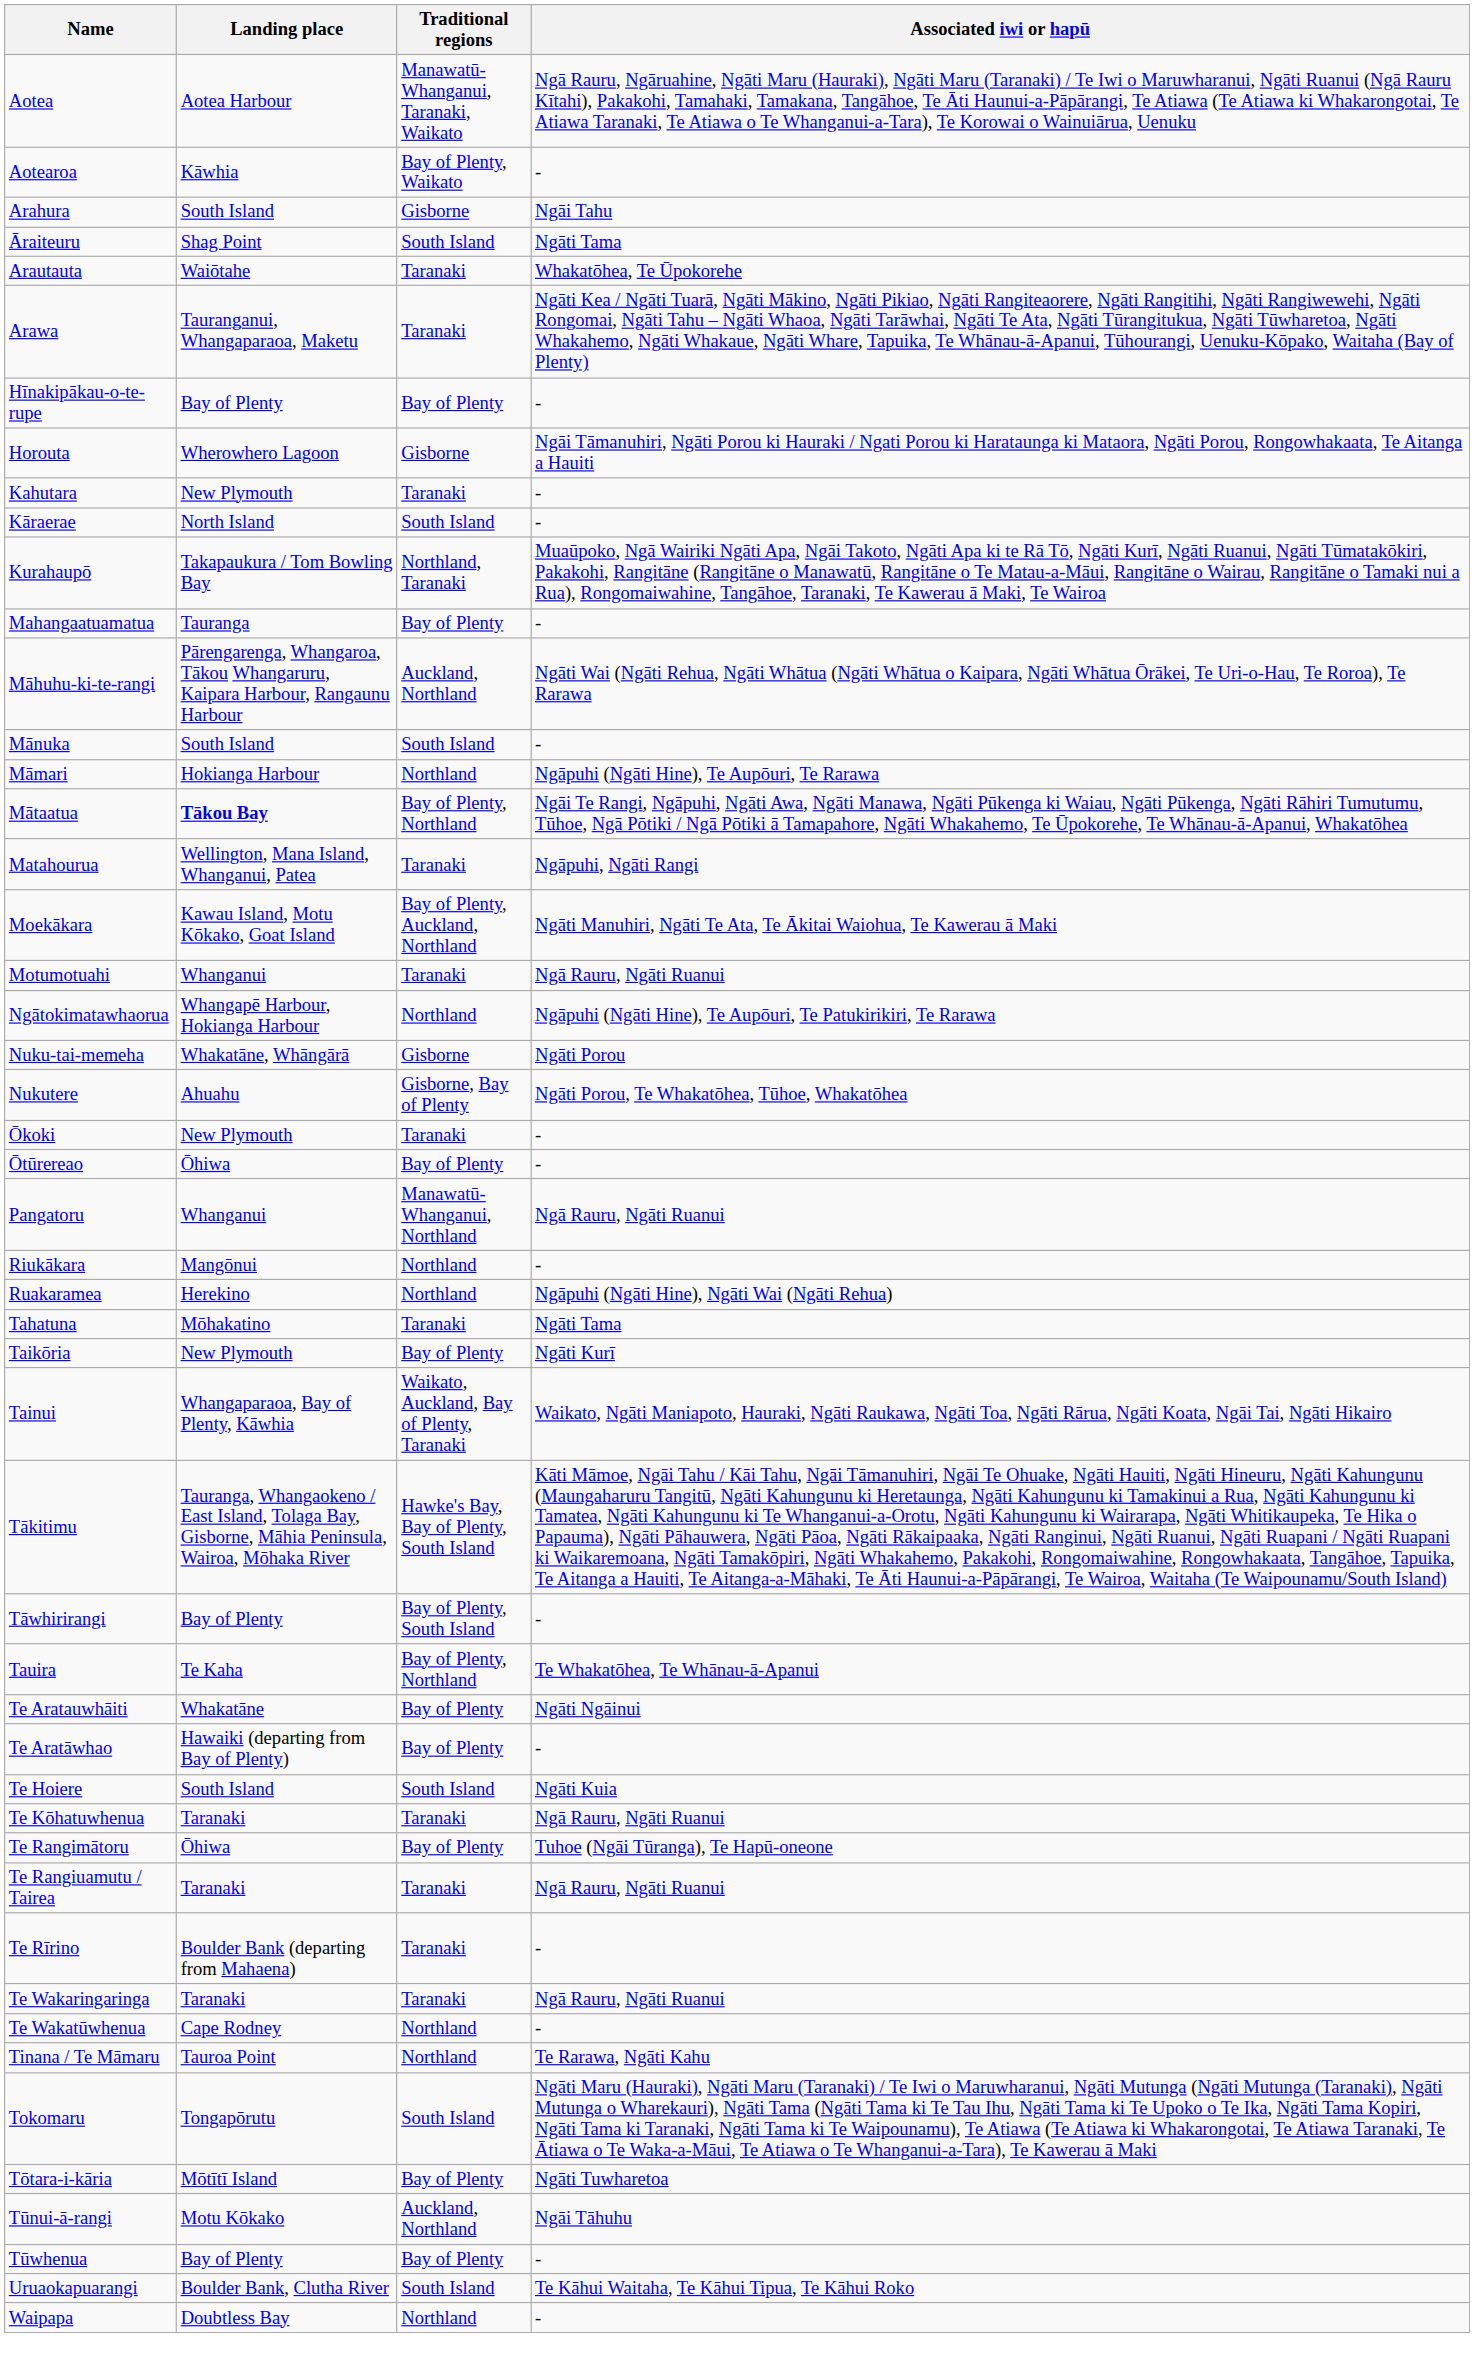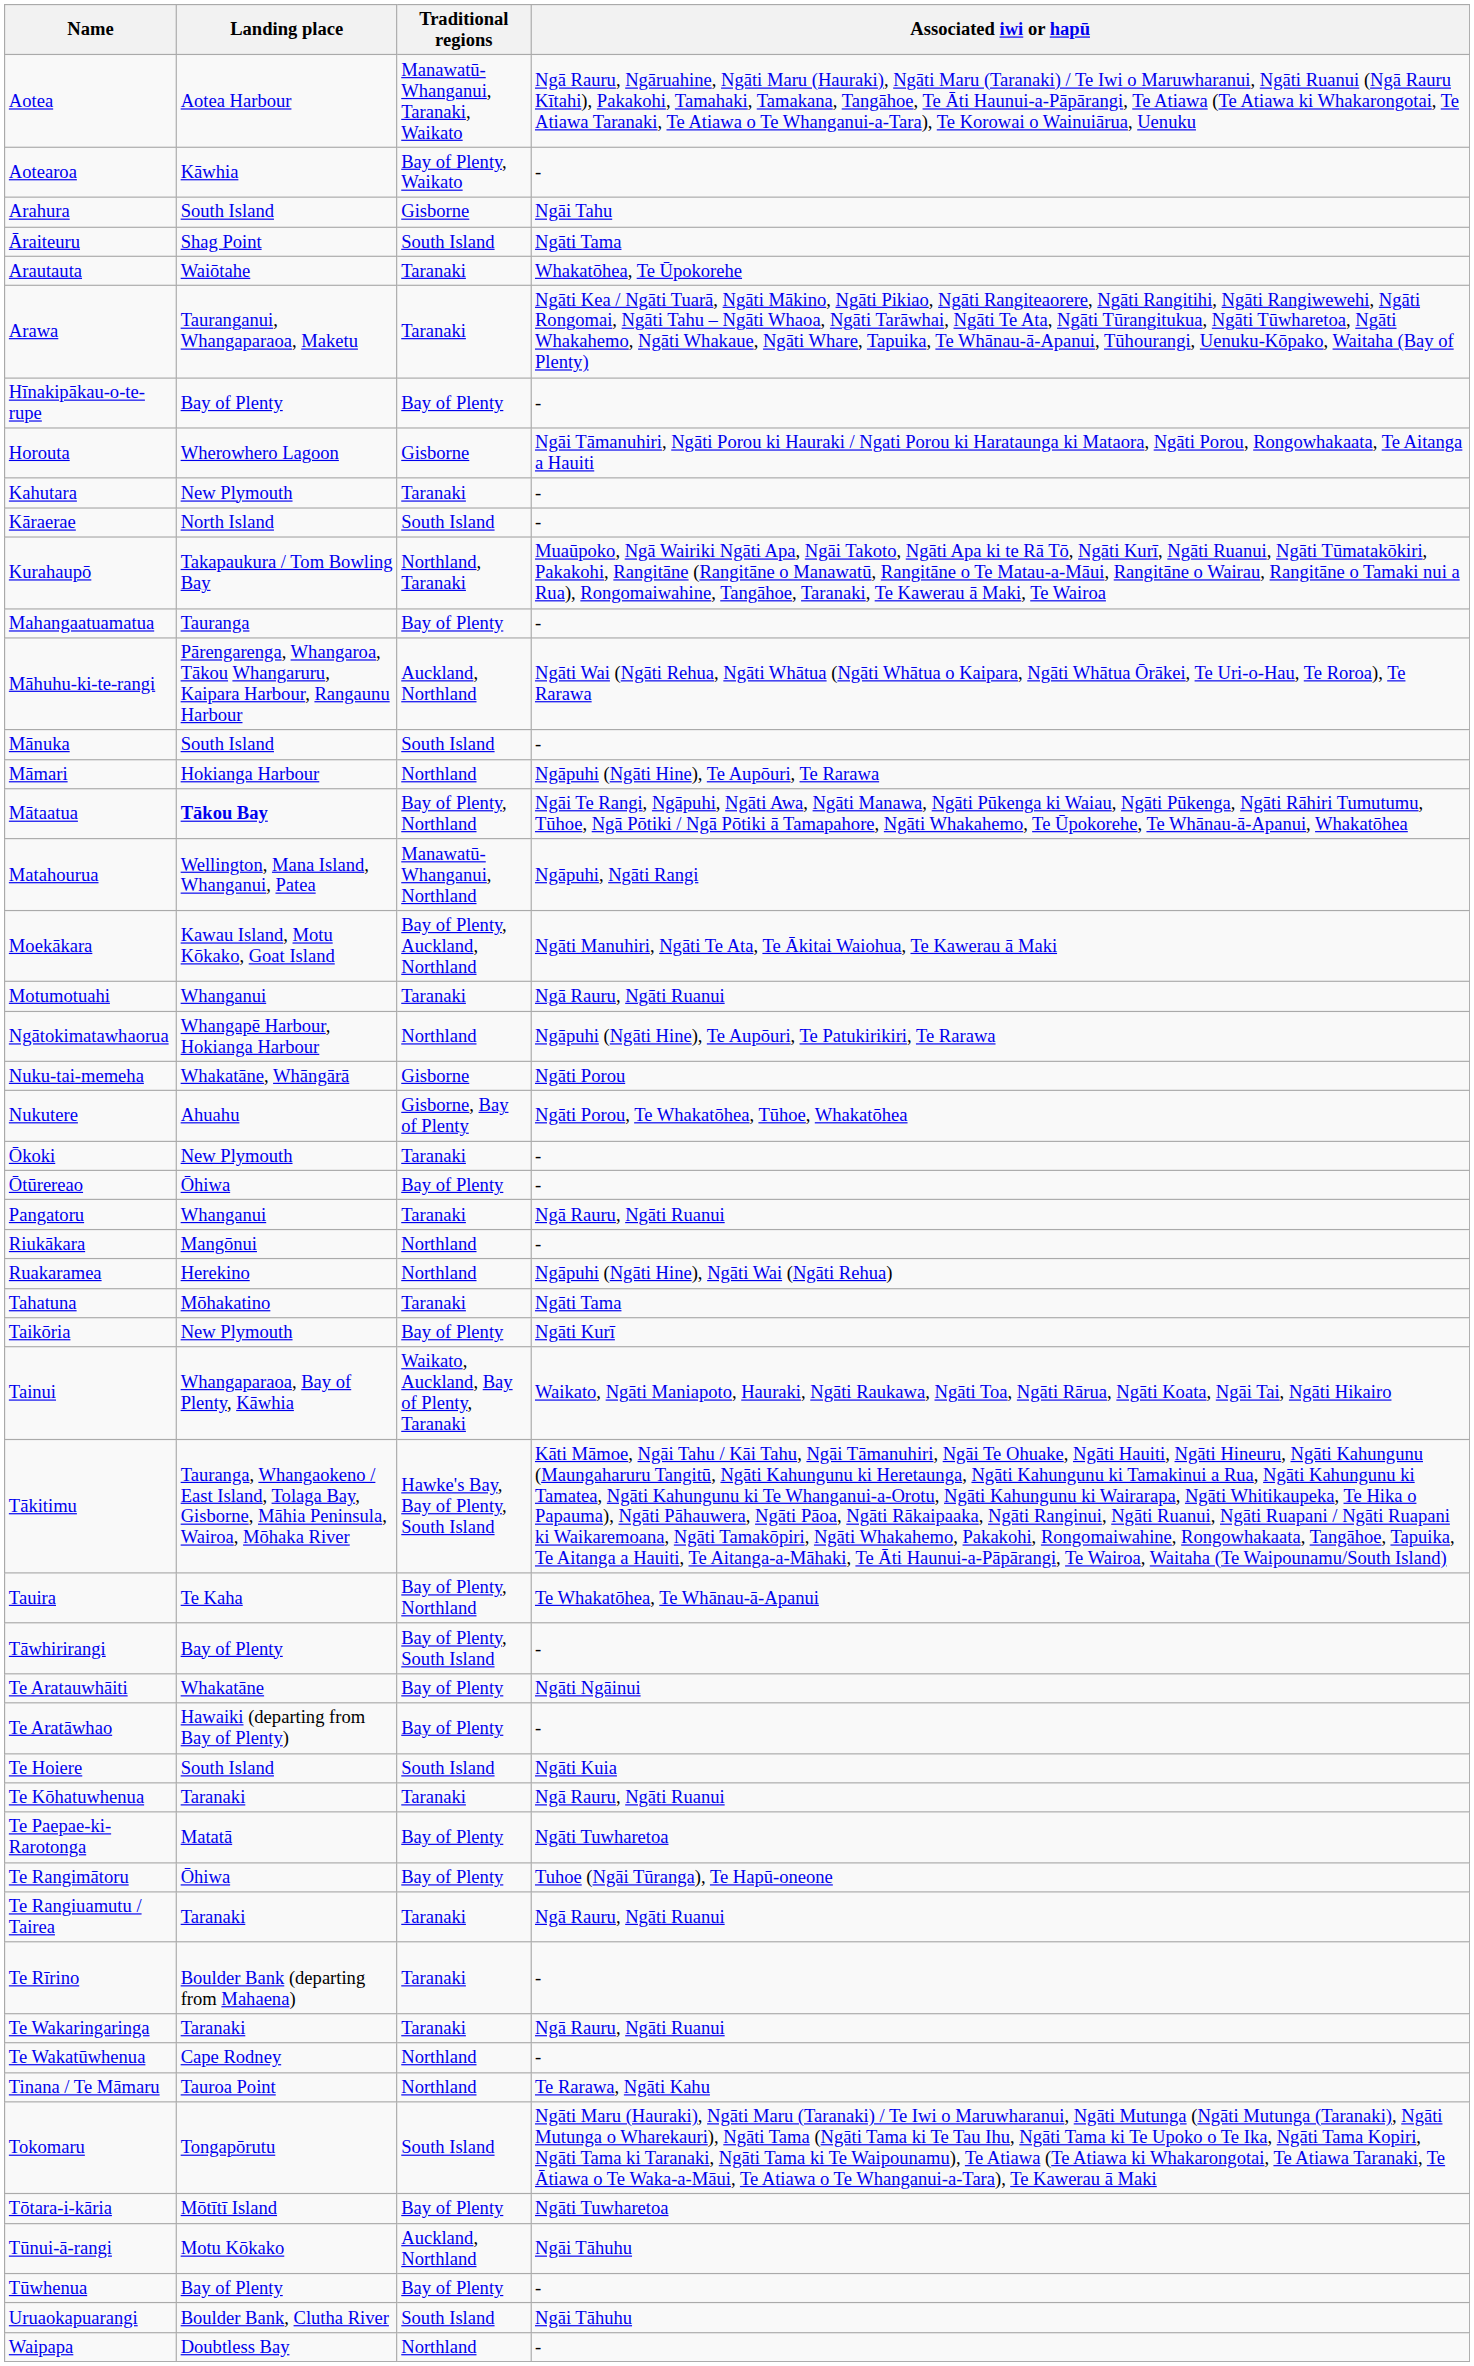(434, 864) Taranaki -> (446, 874) Manawatū-Whanganui, Northland
(446, 1214) Manawatū-Whanganui, Northland -> (434, 1214) Taranaki
rows swapped: (32, 1669) <-> (57, 1618)
+ row: (60, 1837)
(725, 2288) Te Kāhui Waitaha, Te Kāhui Tipua, Te Kāhui Roko -> (584, 2317) Ngāi Tāhuhu
